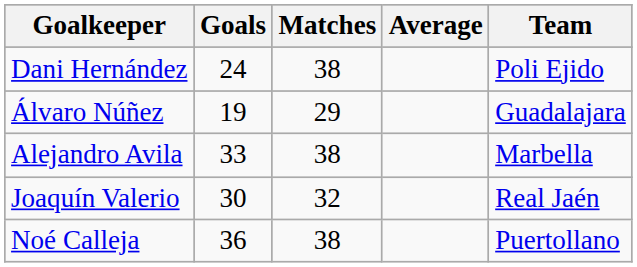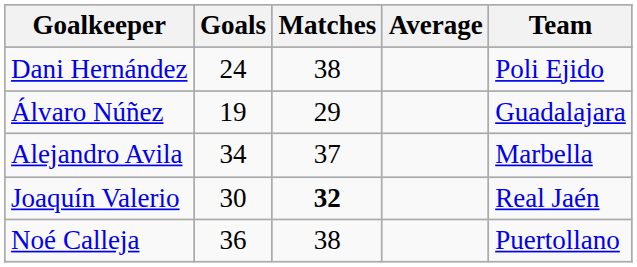(233, 154) 33 -> (233, 154) 34
(327, 154) 38 -> (327, 154) 37
(327, 197) normal -> (327, 197) bold
